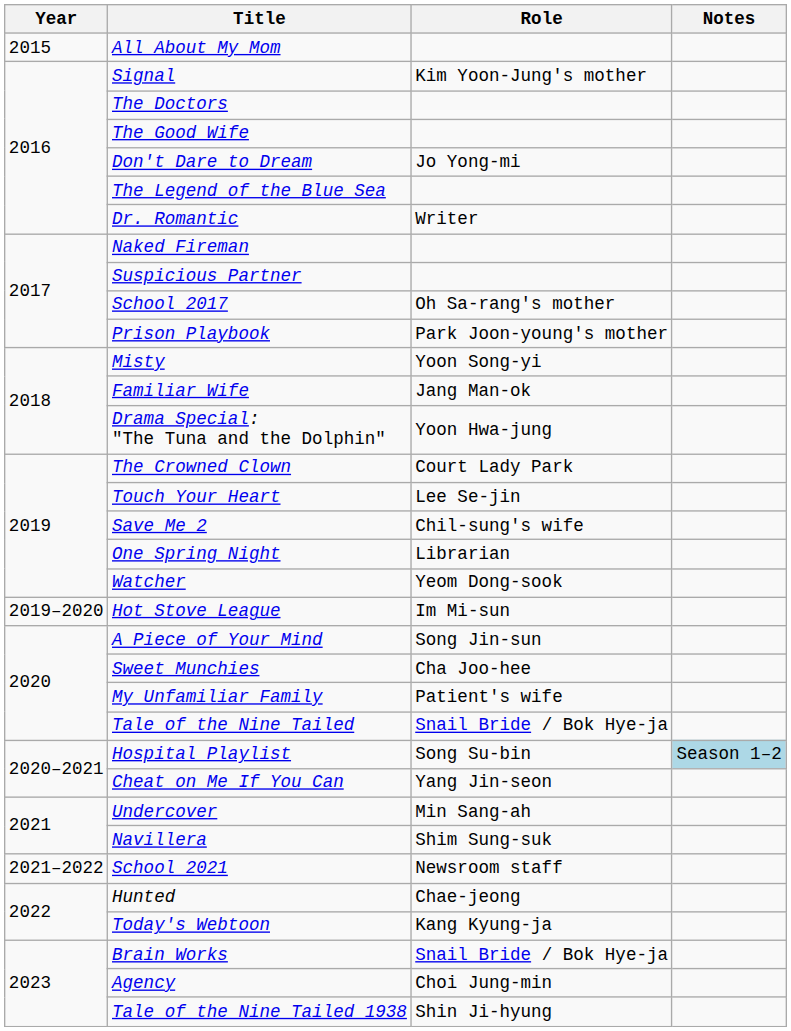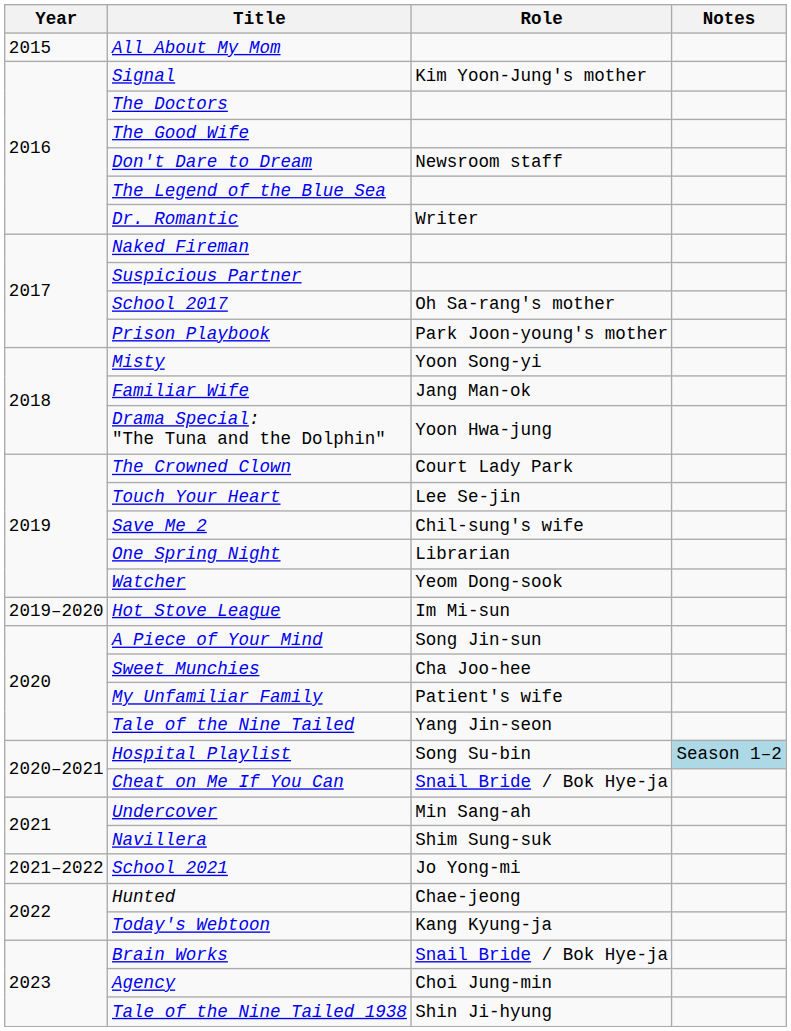(468, 162) Jo Yong-mi -> (489, 162) Newsroom staff
(542, 726) Snail Bride / Bok Hye-ja -> (484, 726) Yang Jin-seon
(484, 783) Yang Jin-seon -> (542, 783) Snail Bride / Bok Hye-ja
(489, 869) Newsroom staff -> (468, 869) Jo Yong-mi
